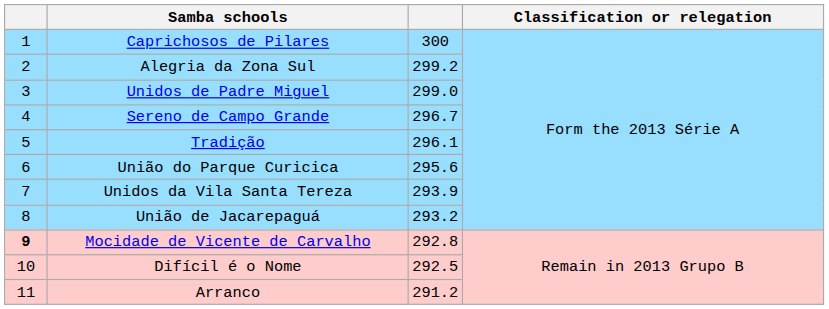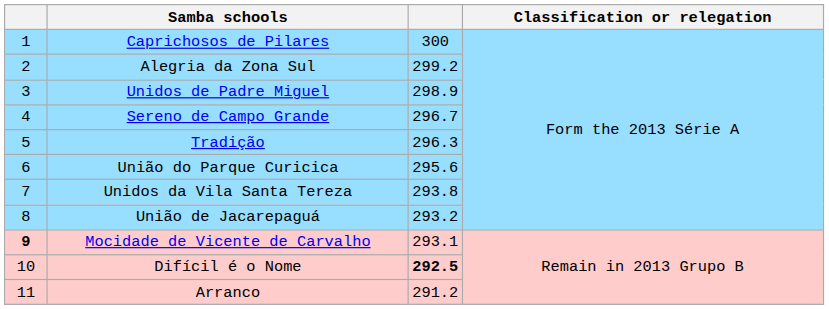(435, 92) 299.0 -> (435, 92) 298.9
(435, 142) 296.1 -> (435, 142) 296.3
(435, 192) 293.9 -> (435, 192) 293.8
(435, 242) 292.8 -> (435, 242) 293.1
(435, 267) normal -> (435, 267) bold
